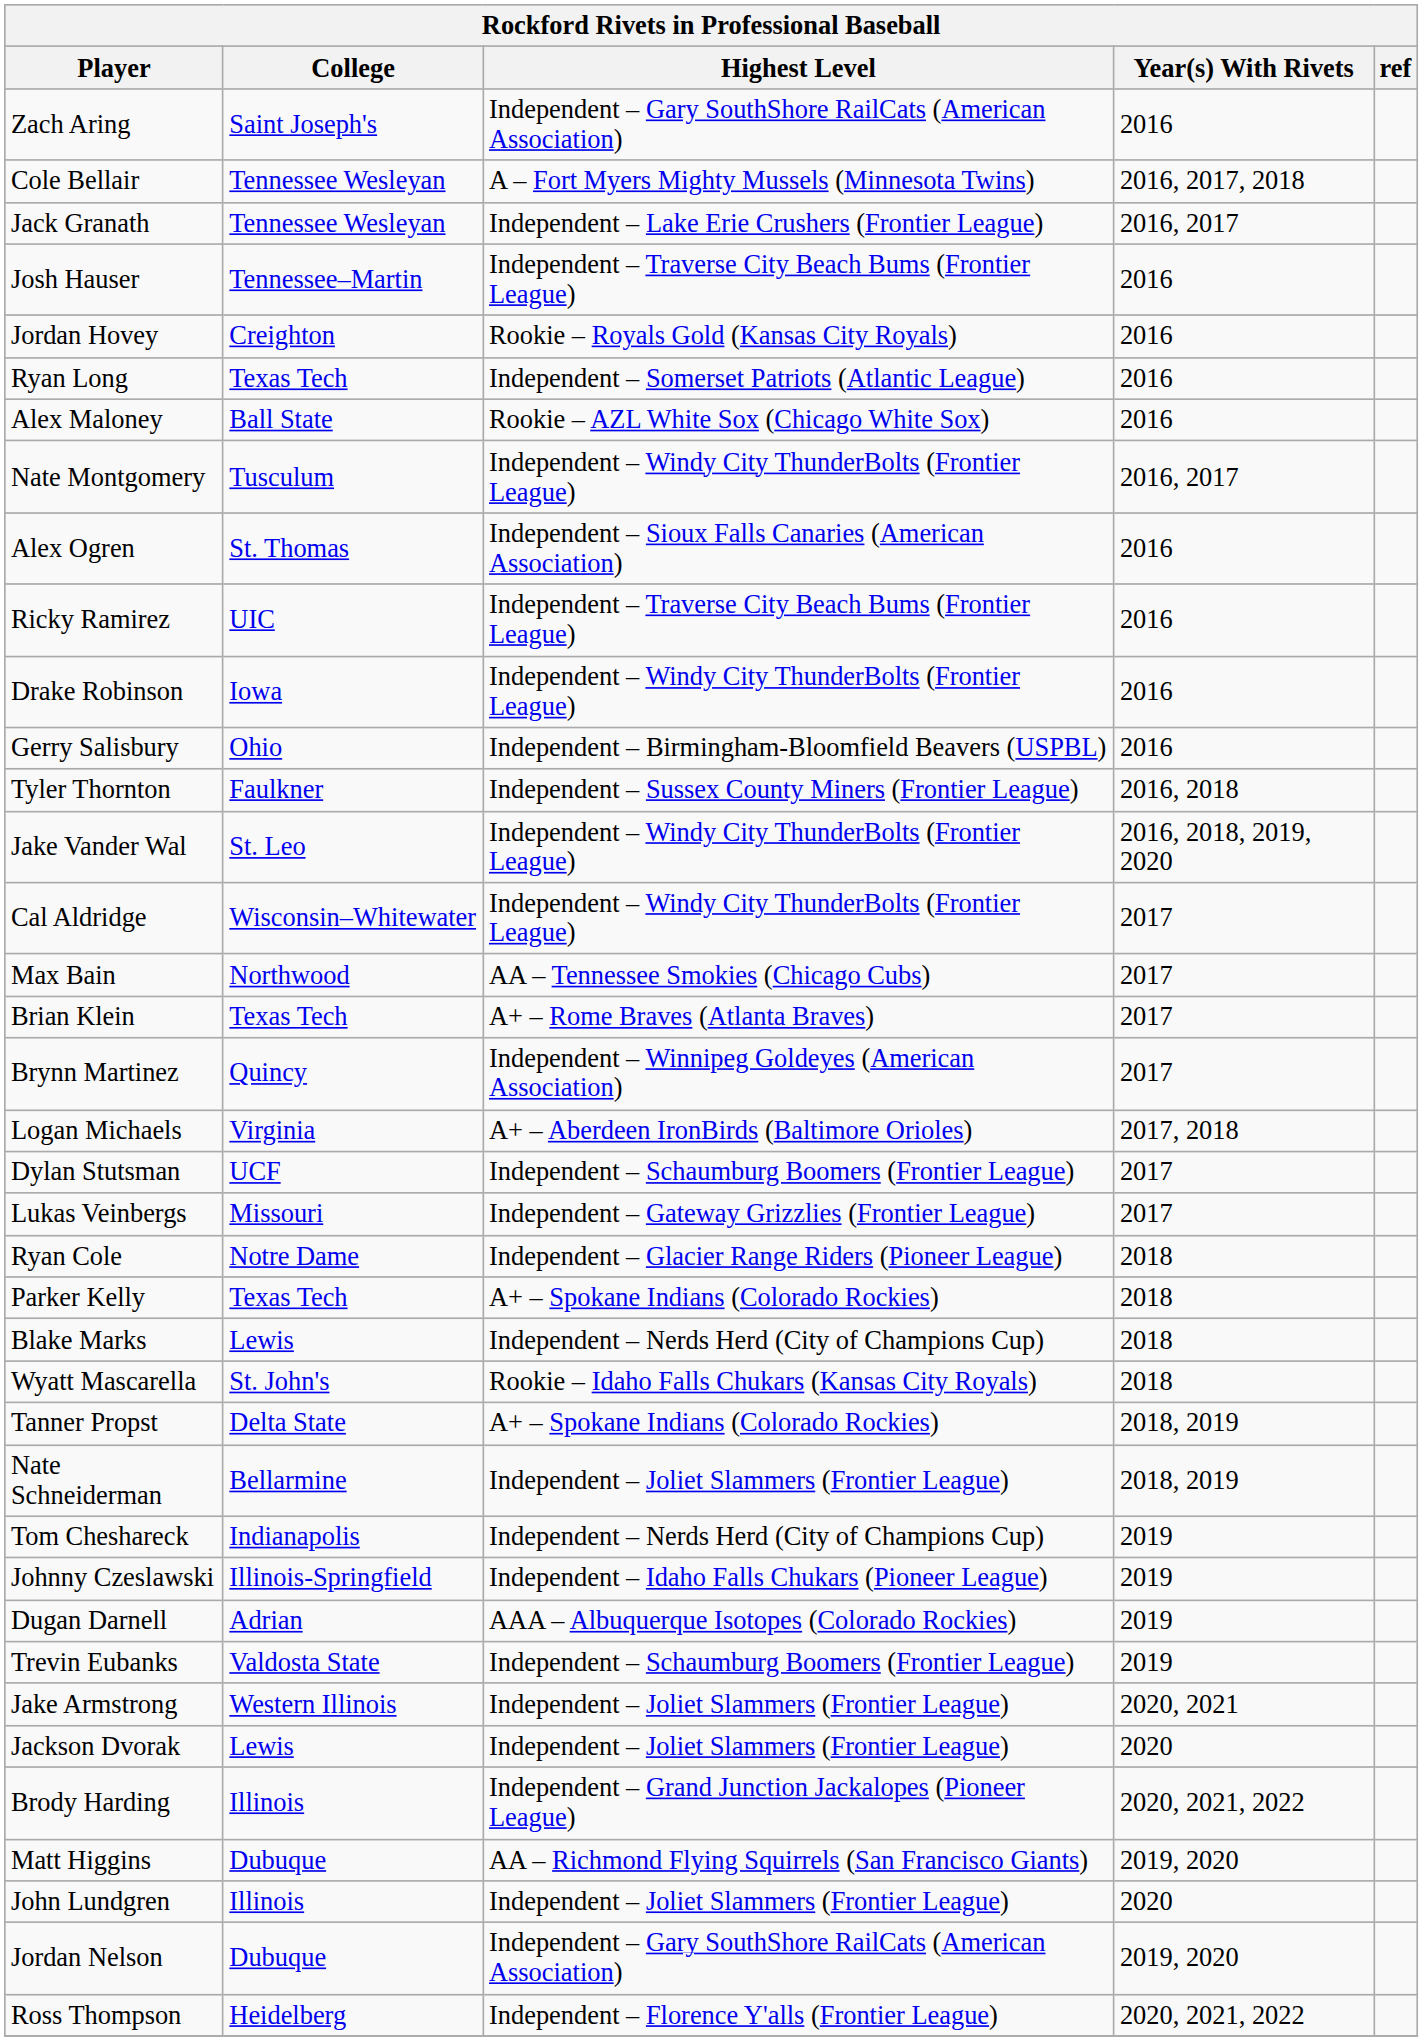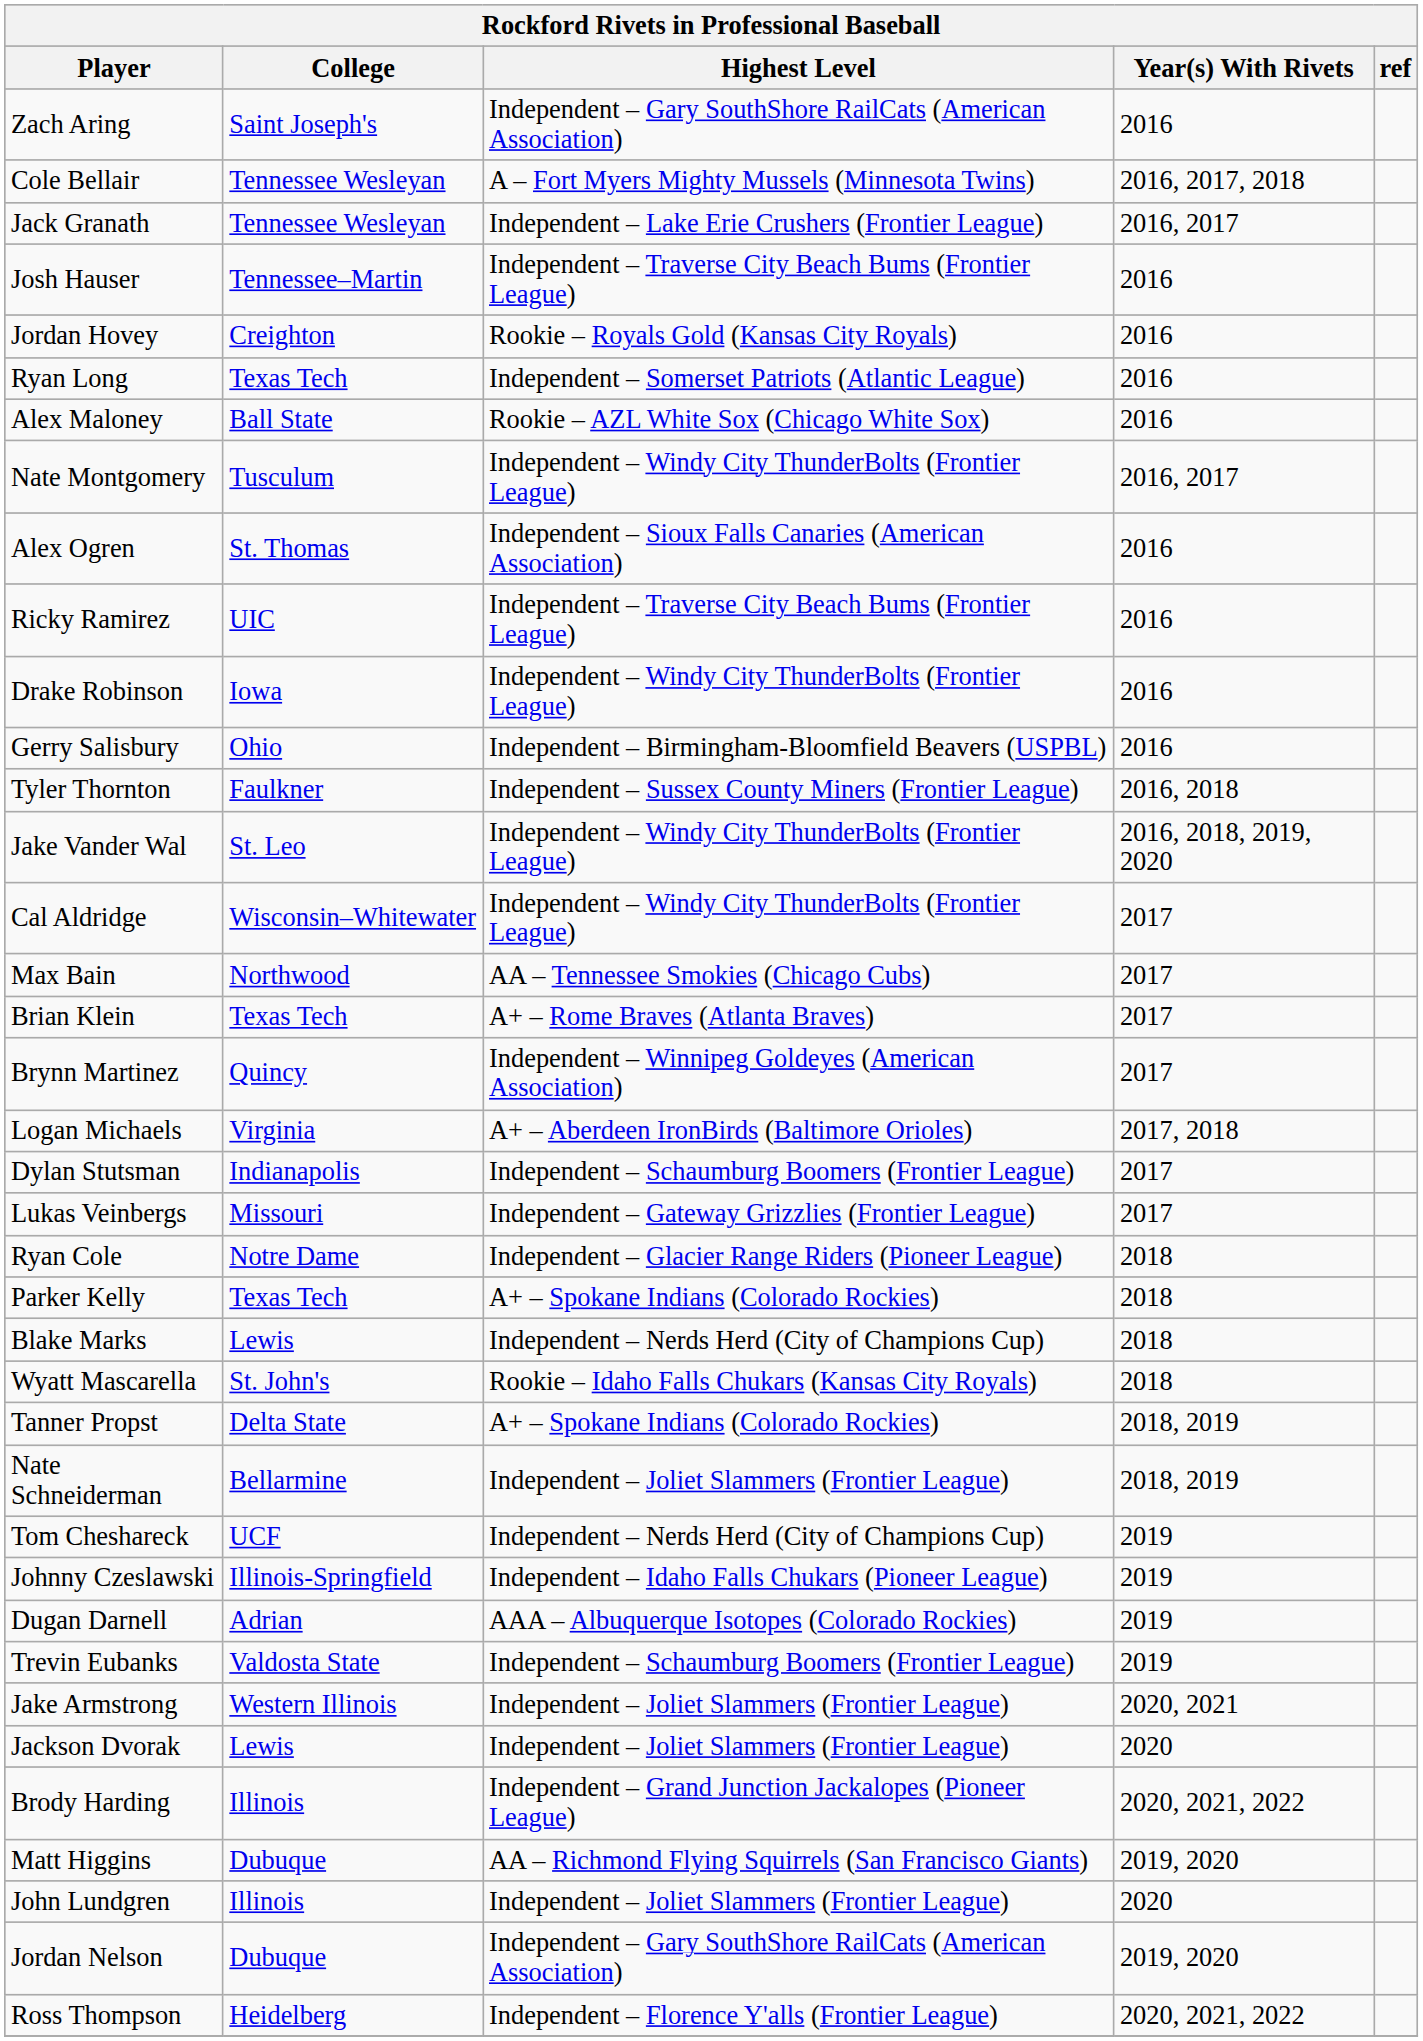(255, 1171) UCF -> (295, 1171) Indianapolis
(295, 1536) Indianapolis -> (255, 1536) UCF
